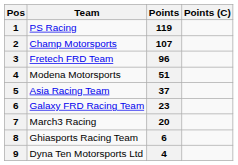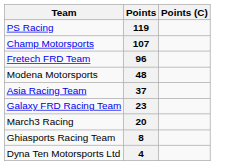- column: (16, 12)
(164, 74) 51 -> (141, 74) 48
(164, 137) 6 -> (141, 137) 8
